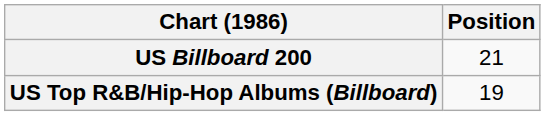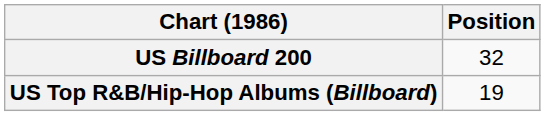(491, 57) 21 -> (491, 57) 32
